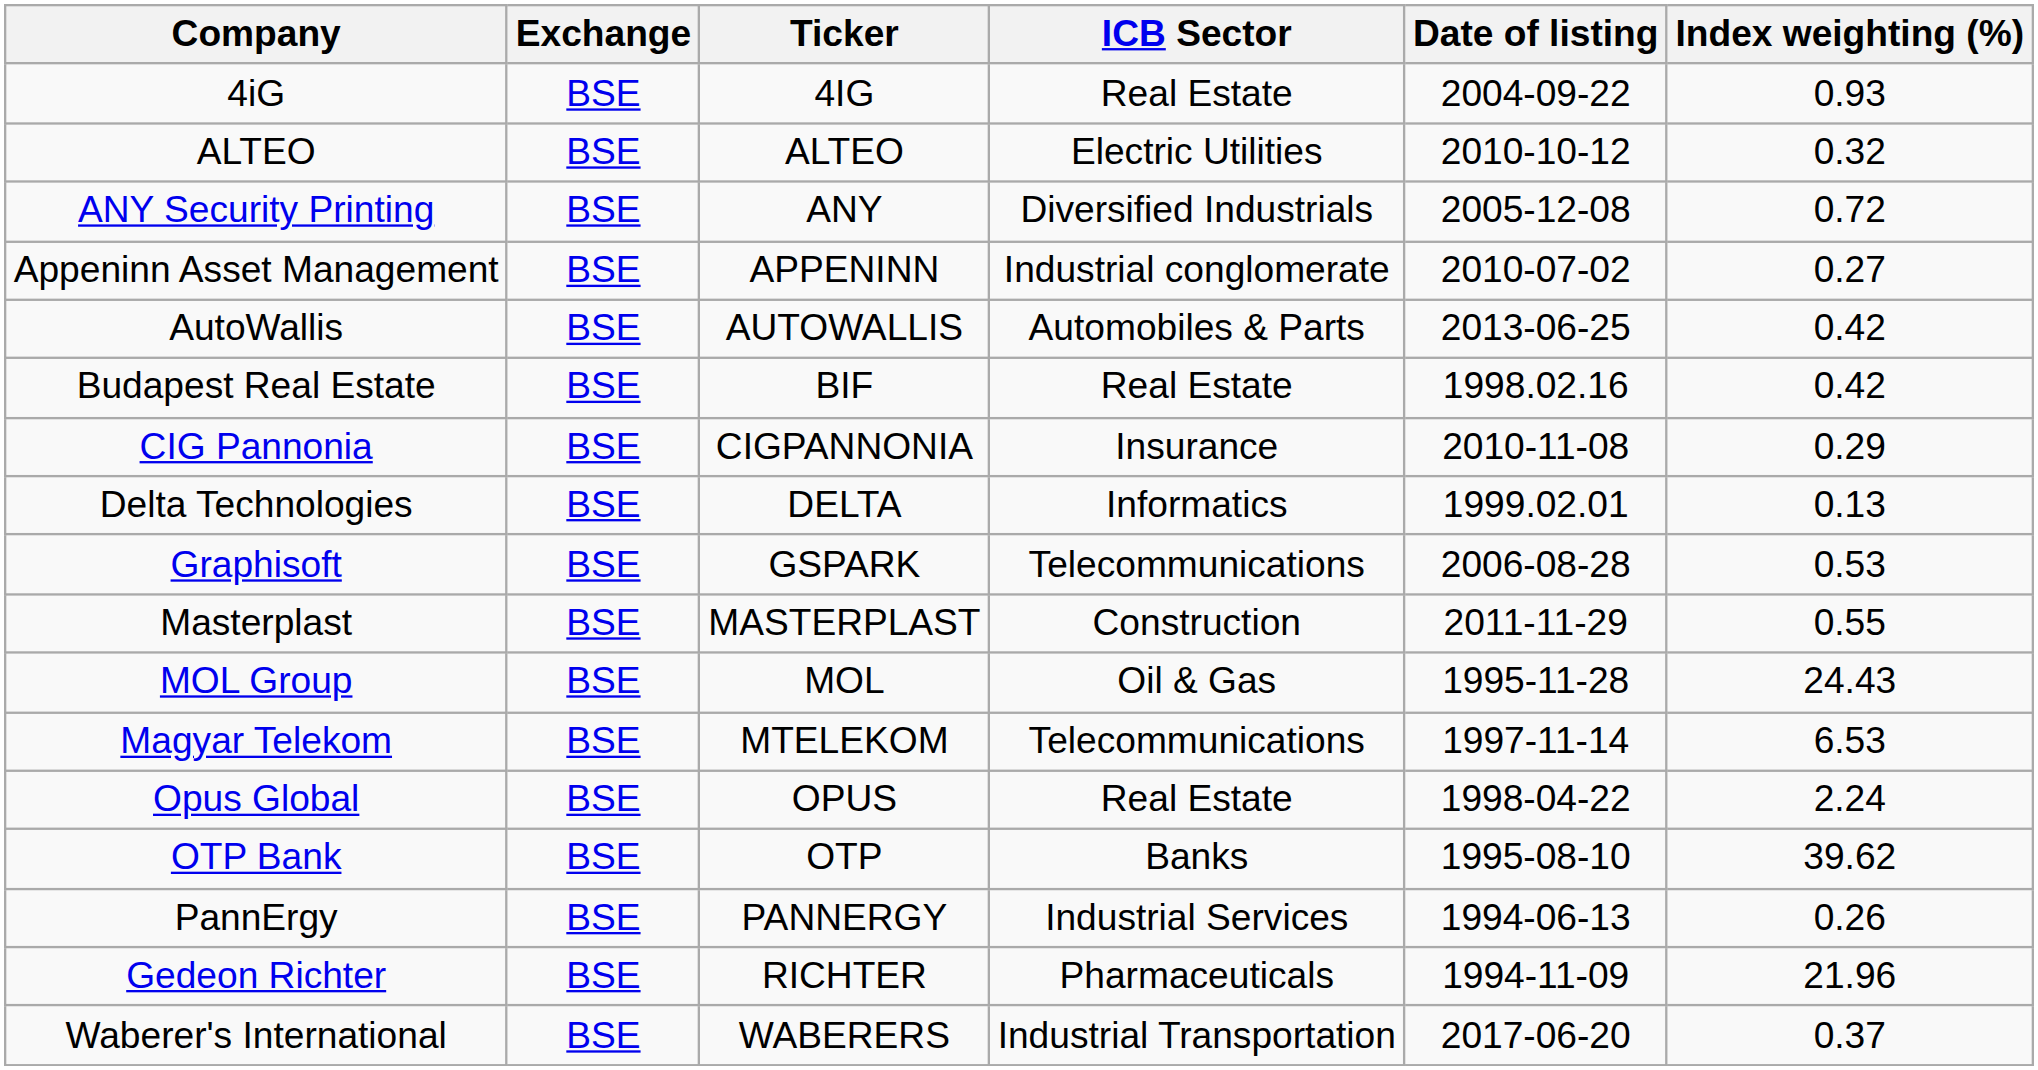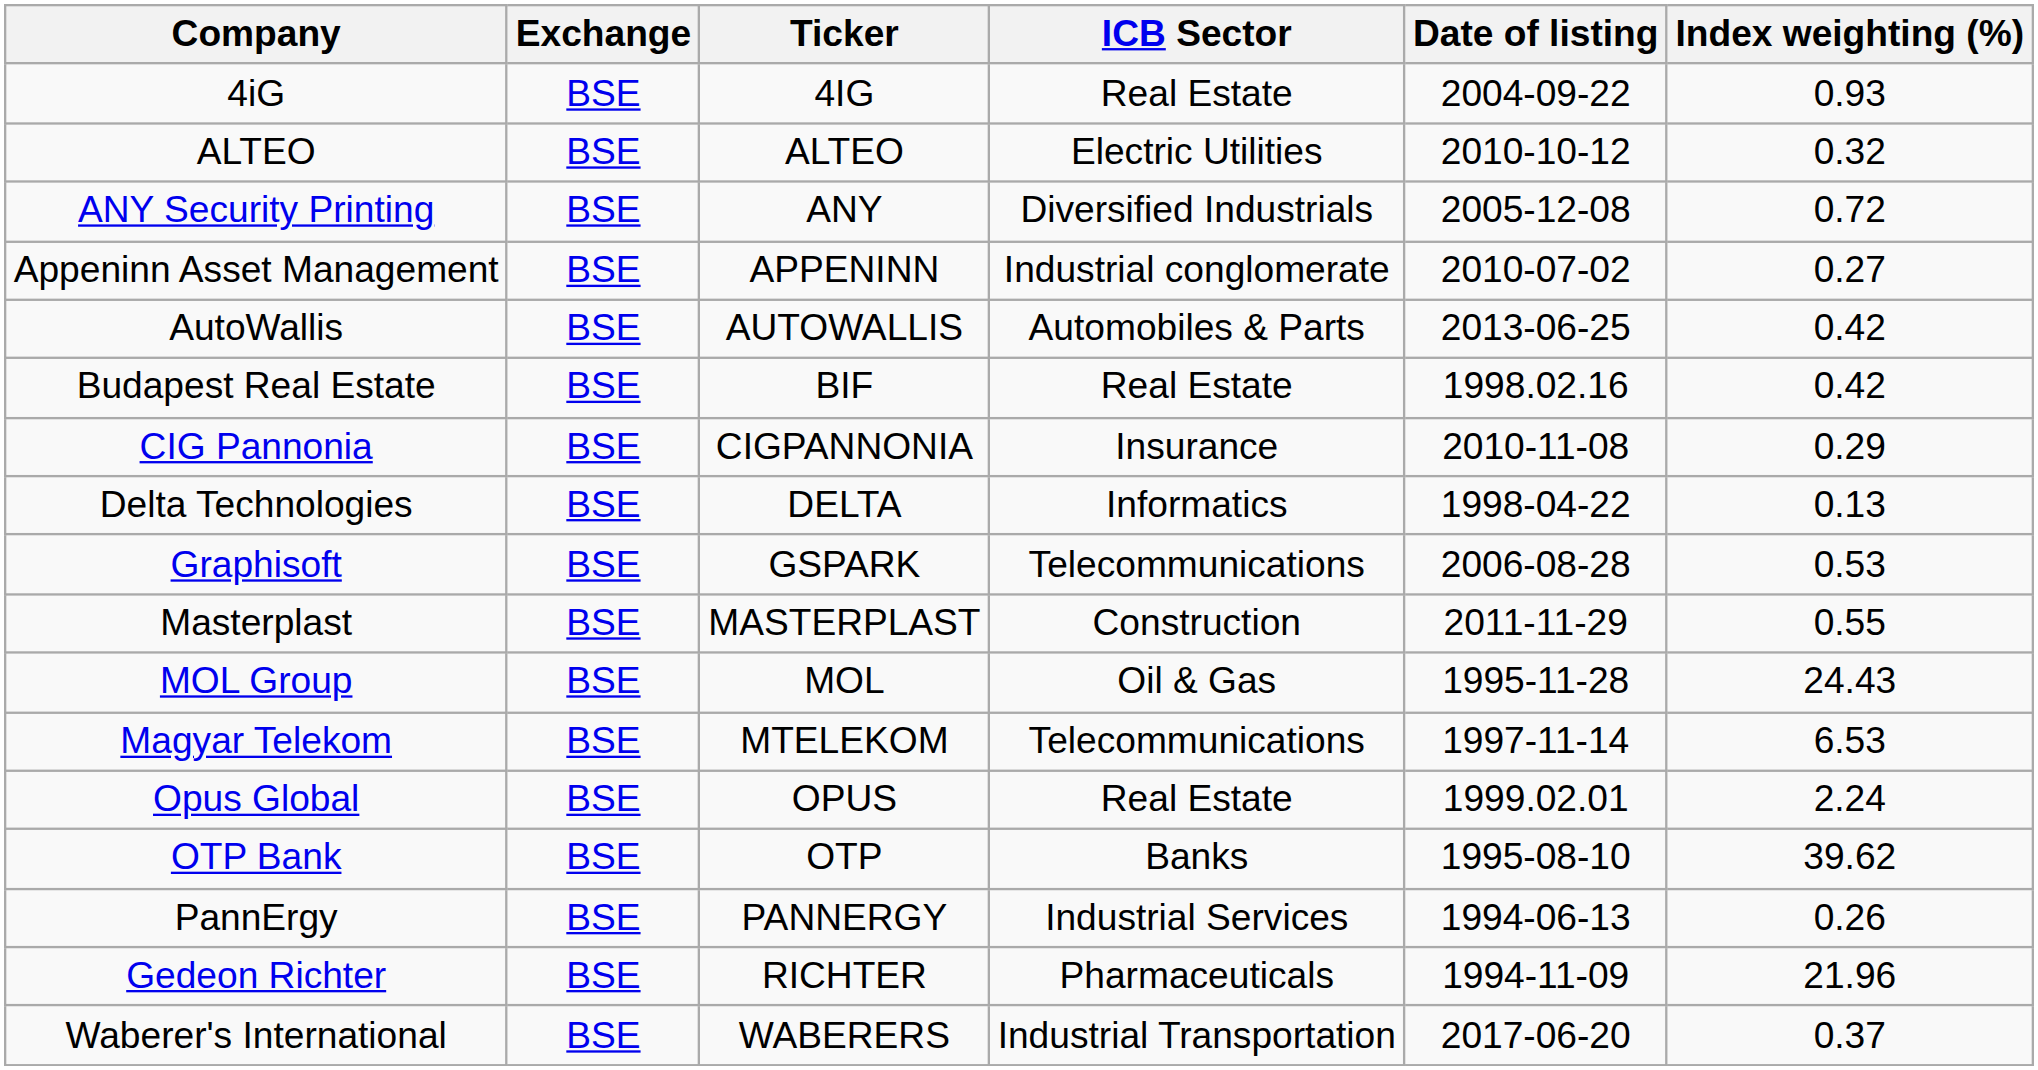(1536, 504) 1999.02.01 -> (1536, 504) 1998-04-22
(1536, 799) 1998-04-22 -> (1536, 799) 1999.02.01
